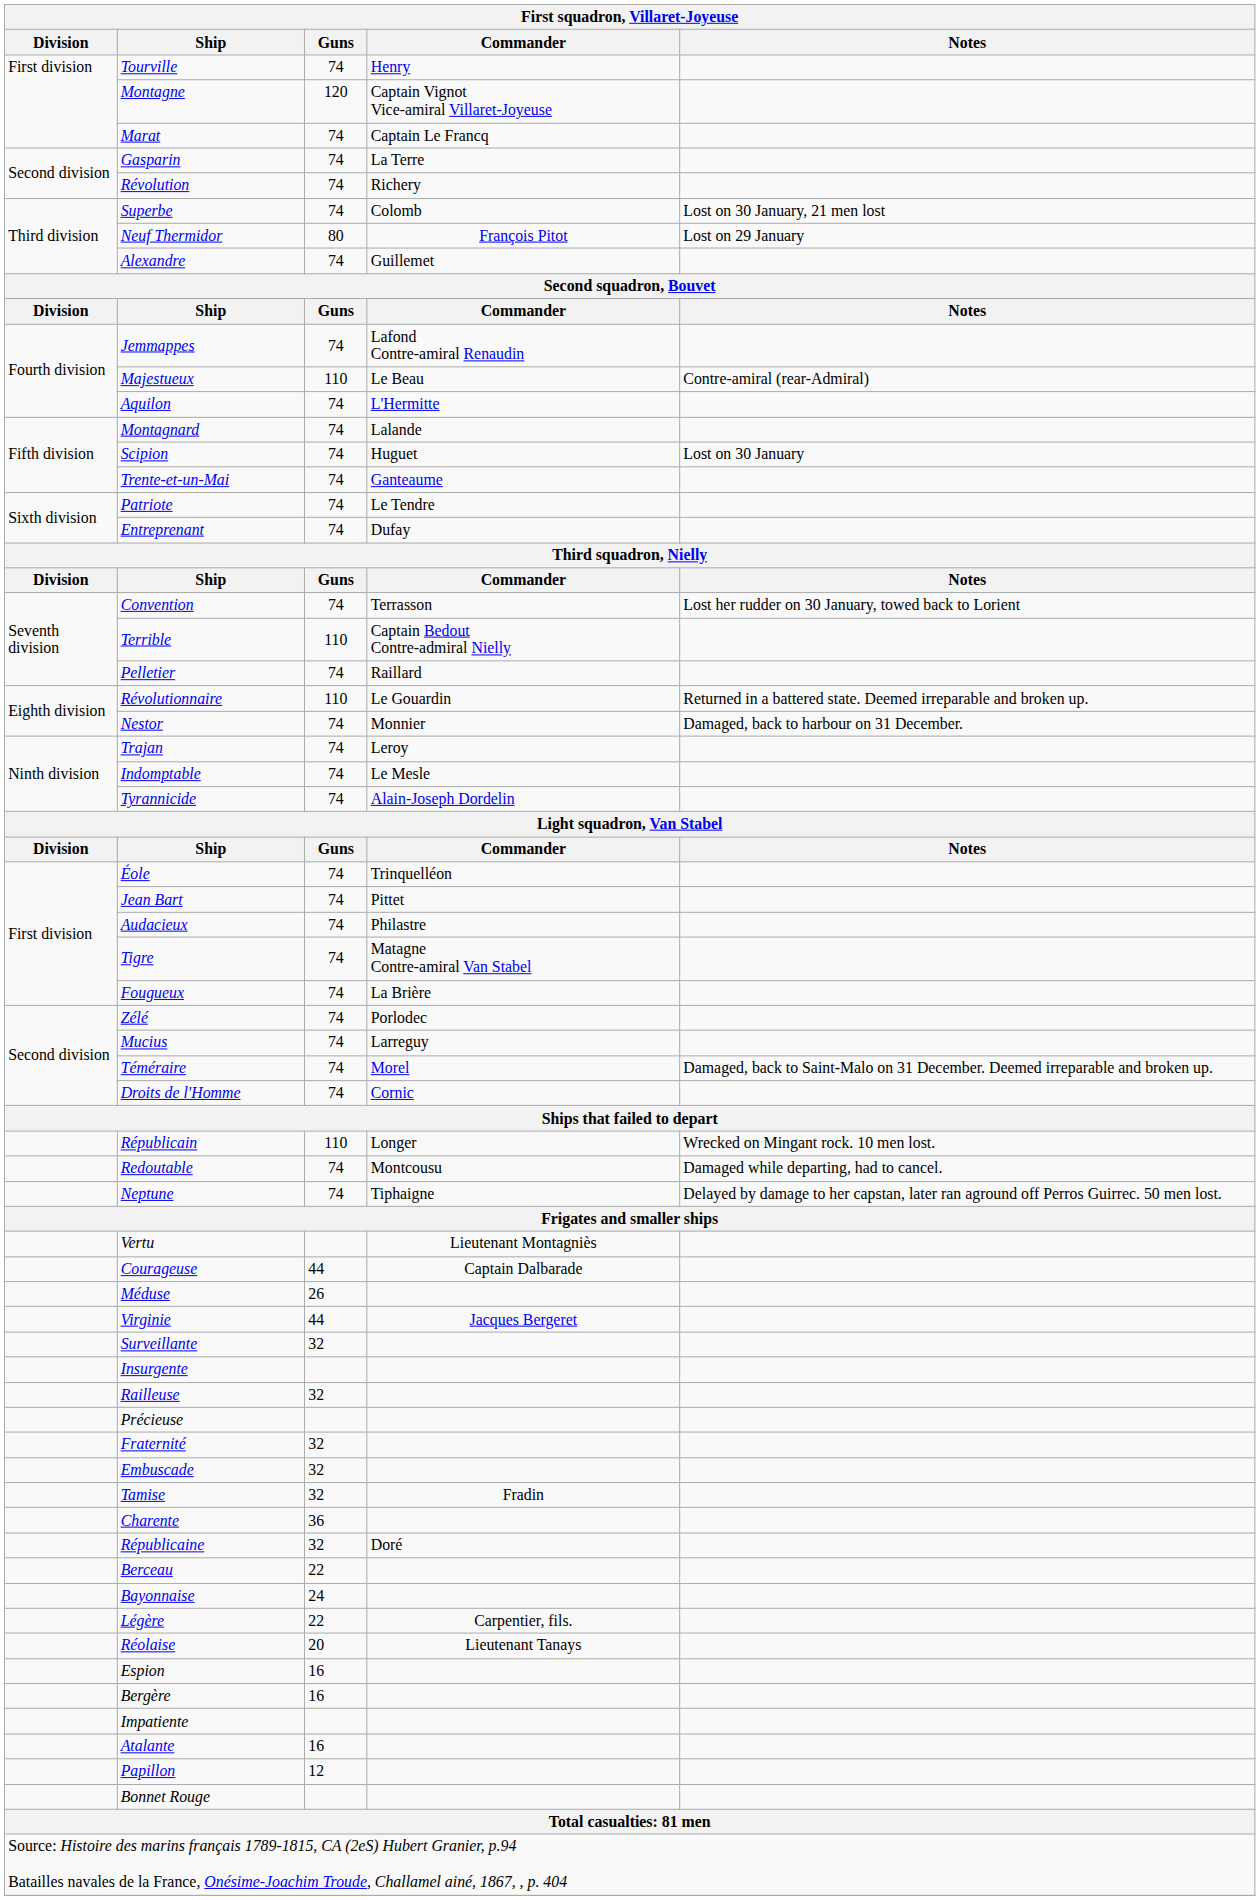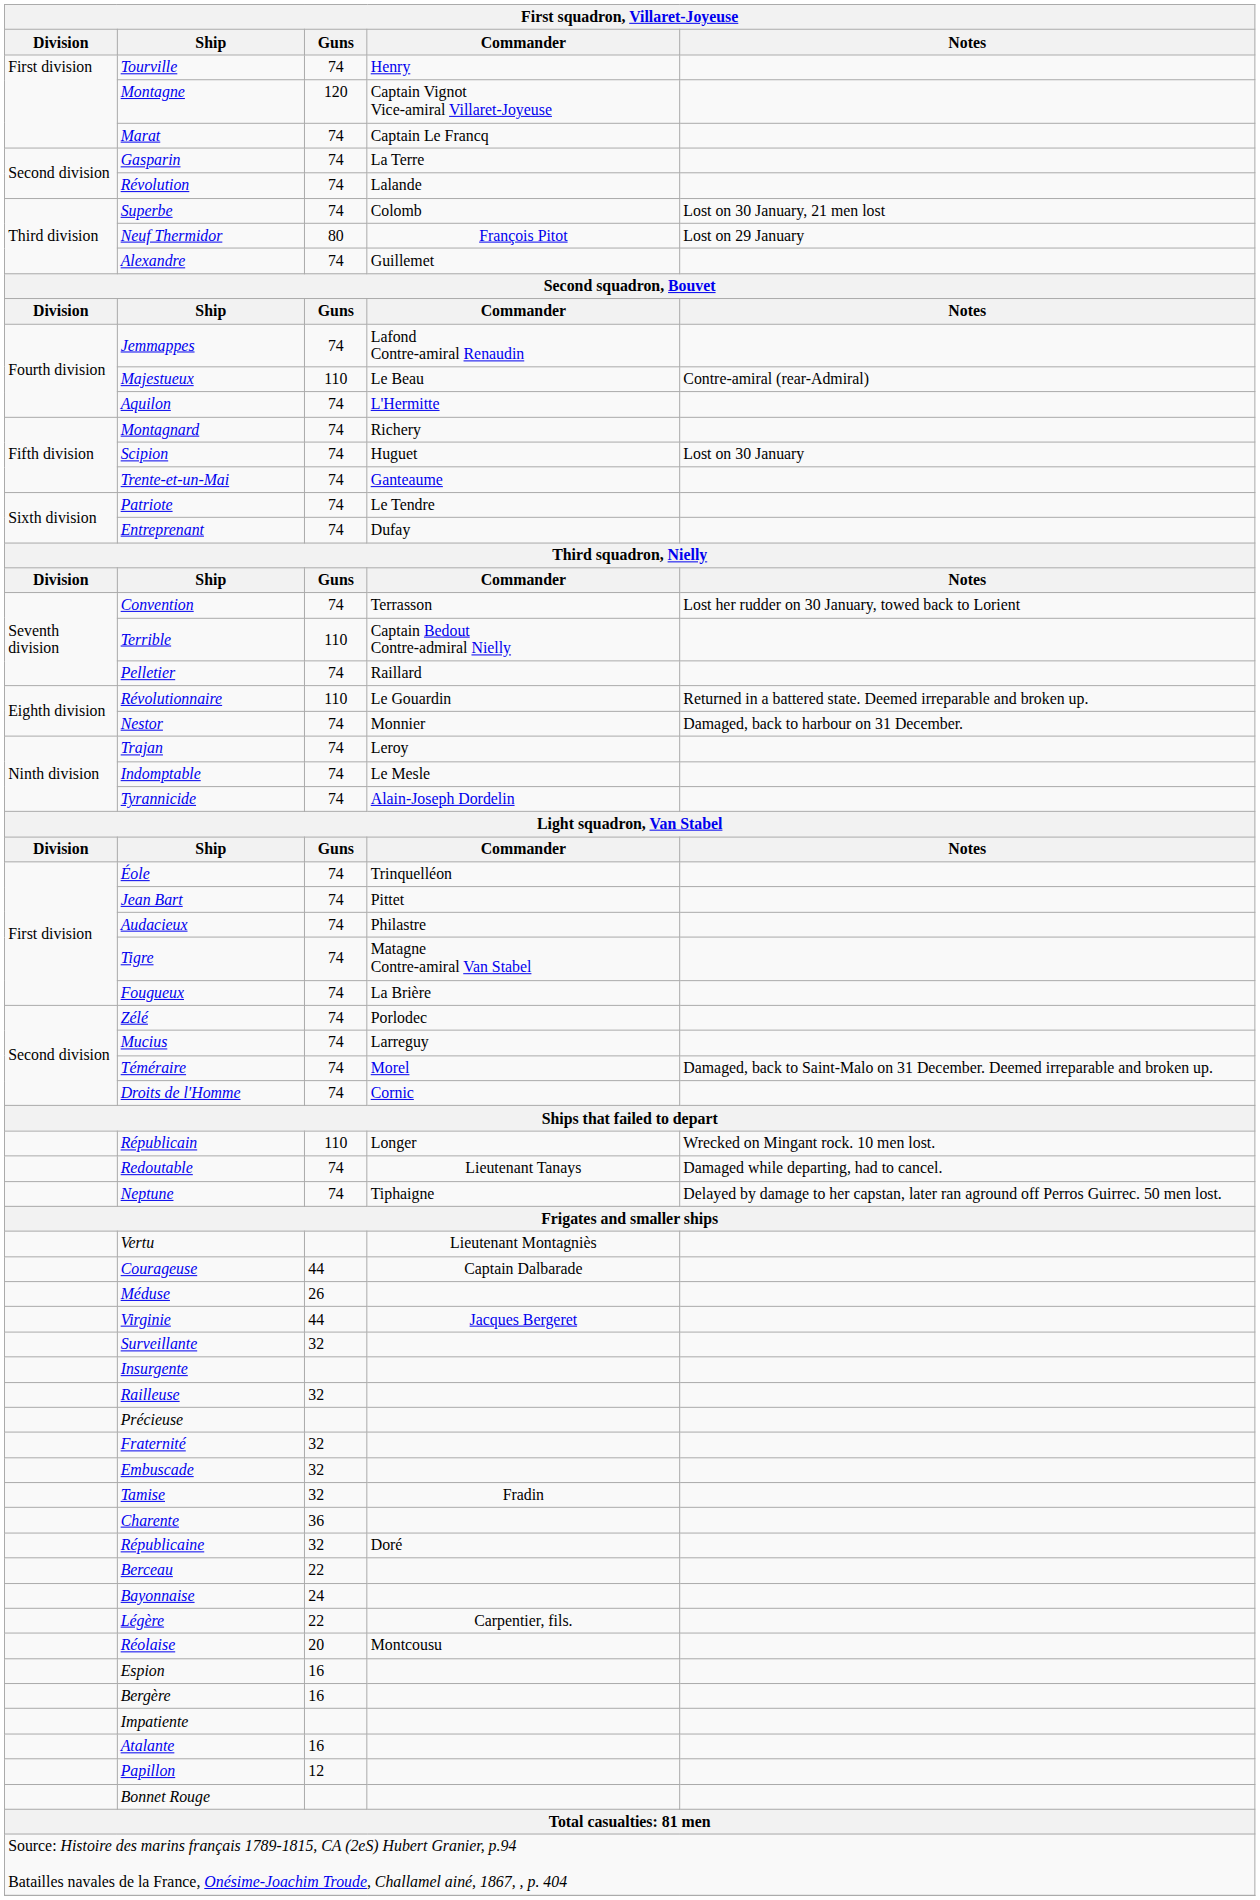(396, 185) Richery -> (396, 185) Lalande
(396, 429) Lalande -> (396, 429) Richery
(406, 1168) Montcousu -> (523, 1168) Lieutenant Tanays
(523, 1645) Lieutenant Tanays -> (406, 1645) Montcousu
